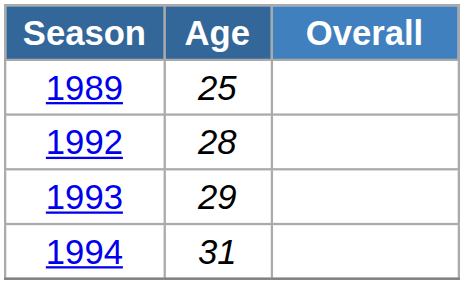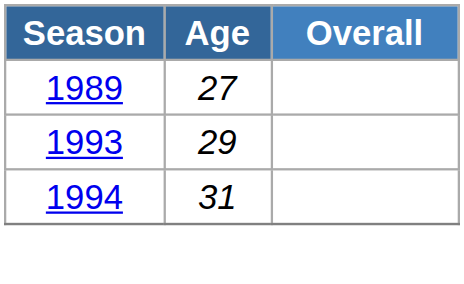(217, 88) 25 -> (217, 88) 27
- row: (84, 142)
